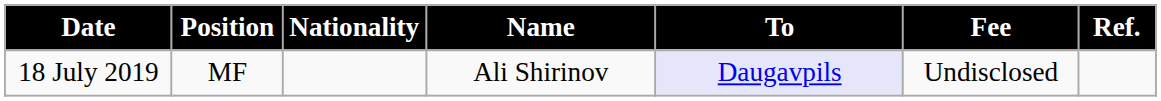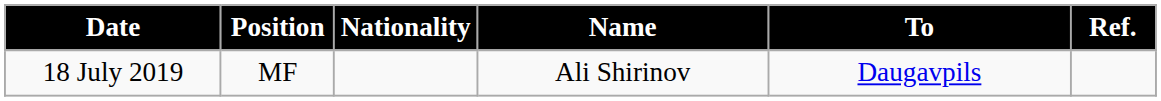- column: (991, 27)
(780, 72) lavender background -> (919, 72) no background
